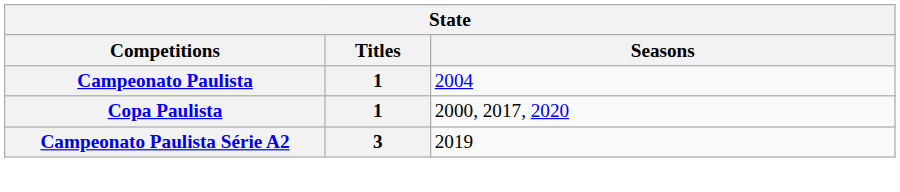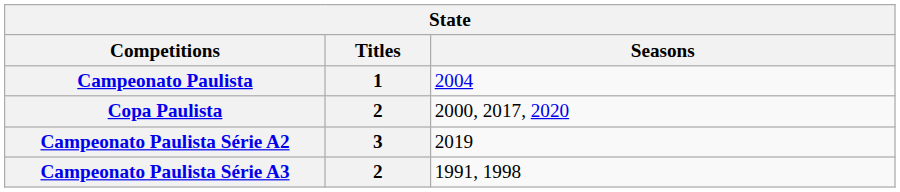(378, 111) 1 -> (378, 111) 2
+ row: (165, 171)
